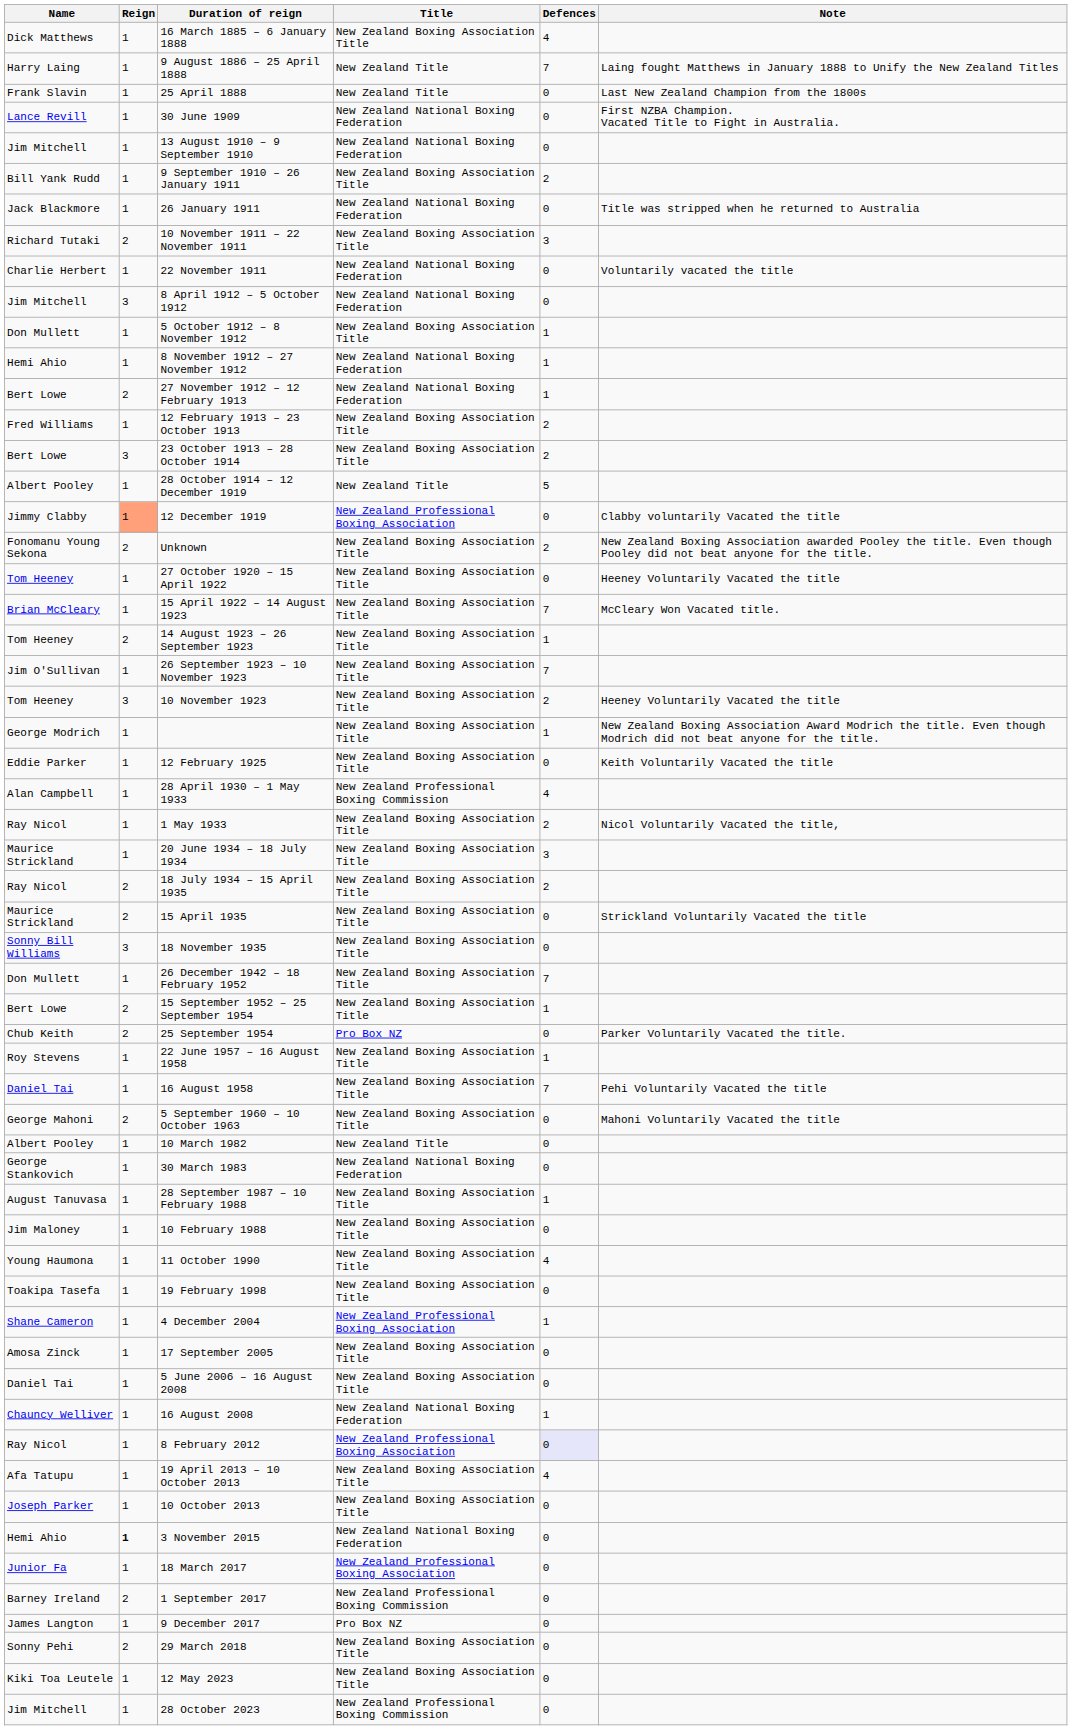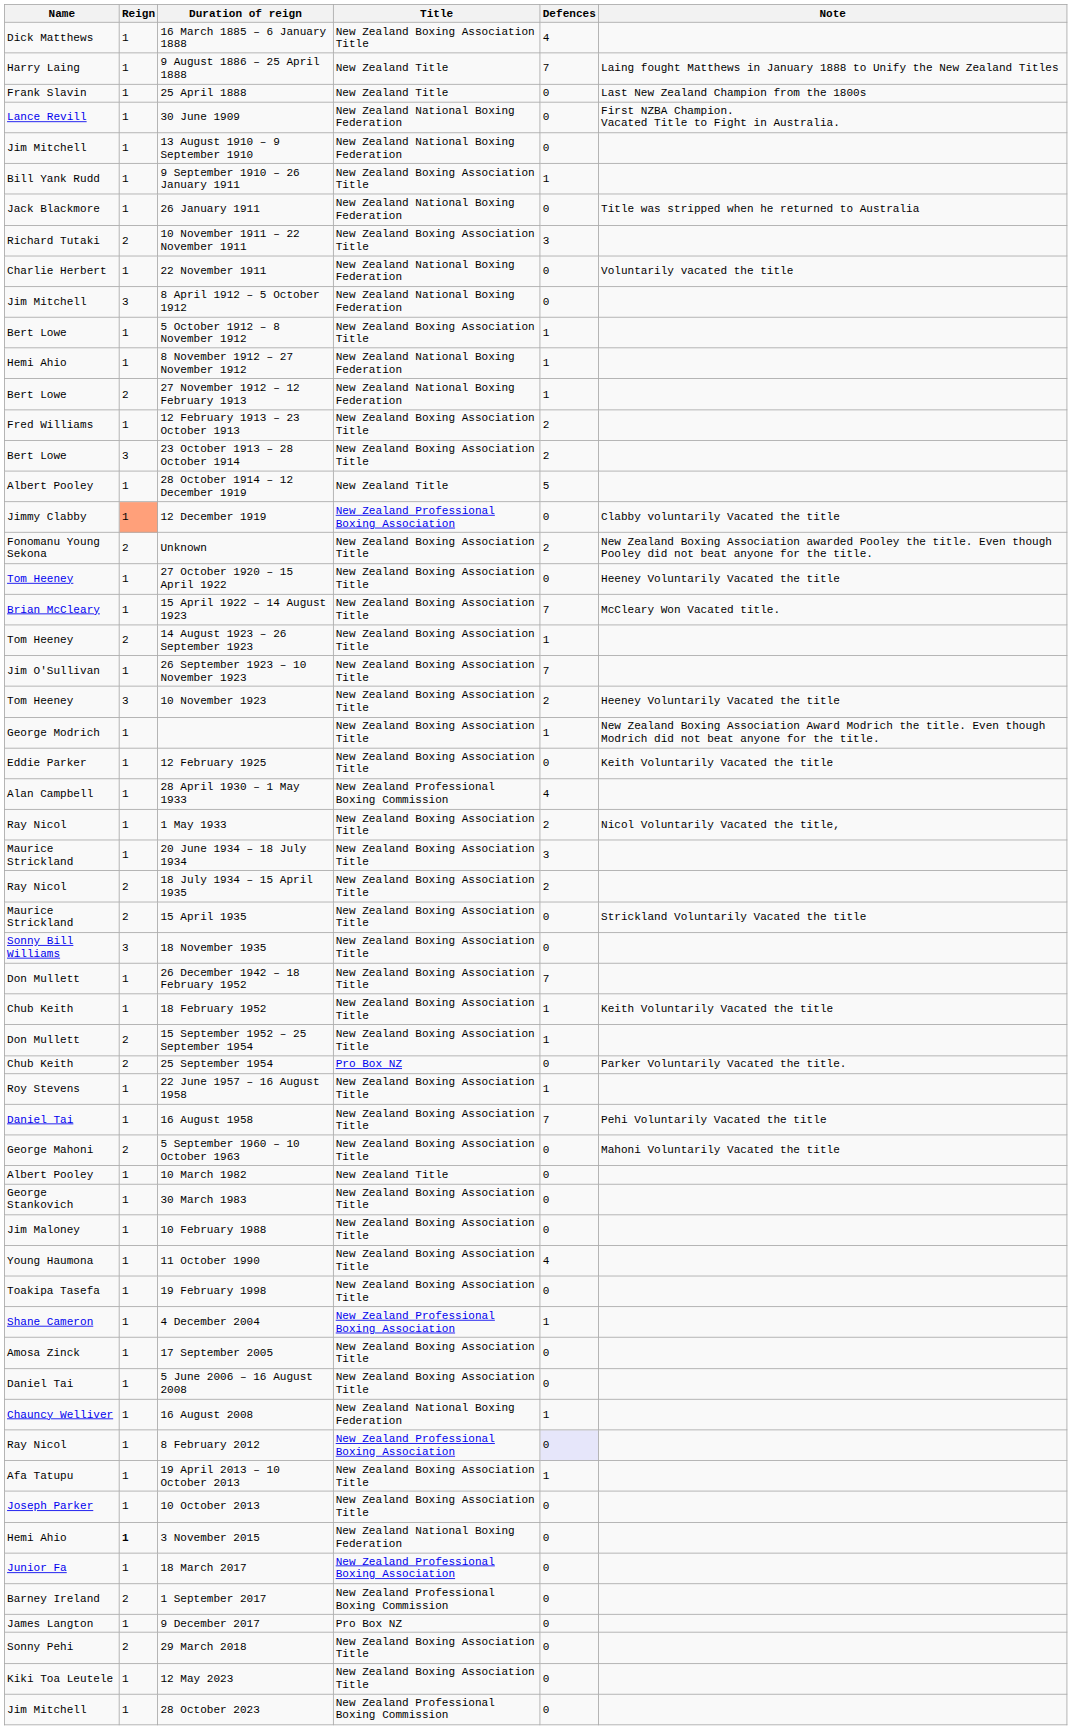(546, 179) 2 -> (546, 179) 1
(44, 333) Don Mullett -> (37, 333) Bert Lowe
+ row: (213, 1009)
(37, 1009) Bert Lowe -> (44, 1040) Don Mullett
(425, 1168) New Zealand National Boxing Federation -> (435, 1199) New Zealand Boxing Association Title
- row: (233, 1199)
(546, 1476) 4 -> (546, 1476) 1
